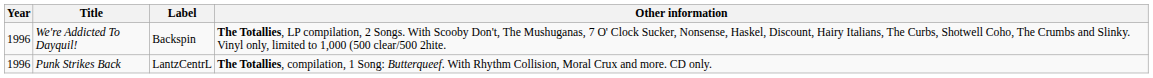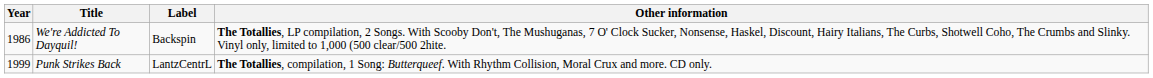(19, 38) 1996 -> (19, 38) 1986
(19, 63) 1996 -> (19, 63) 1999
